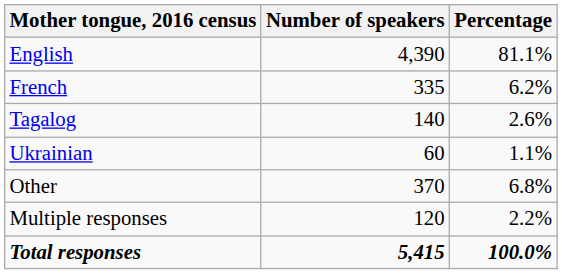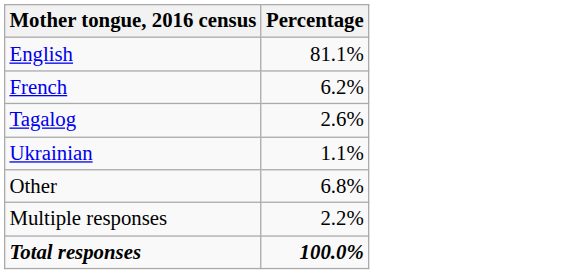- column: (355, 20)
